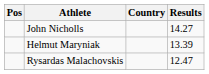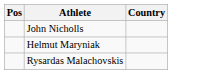- column: (186, 12)
